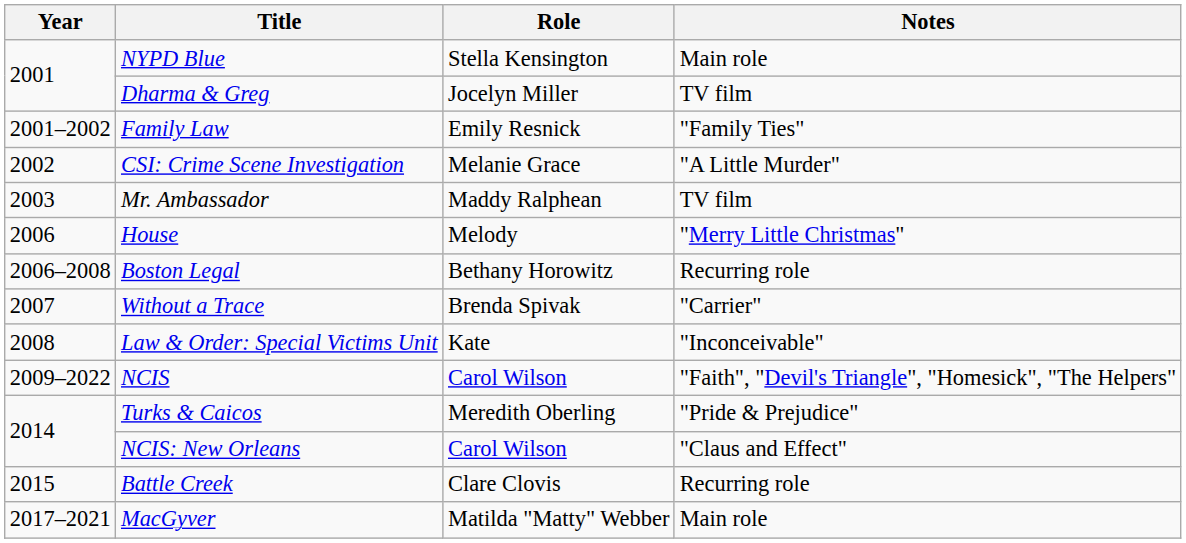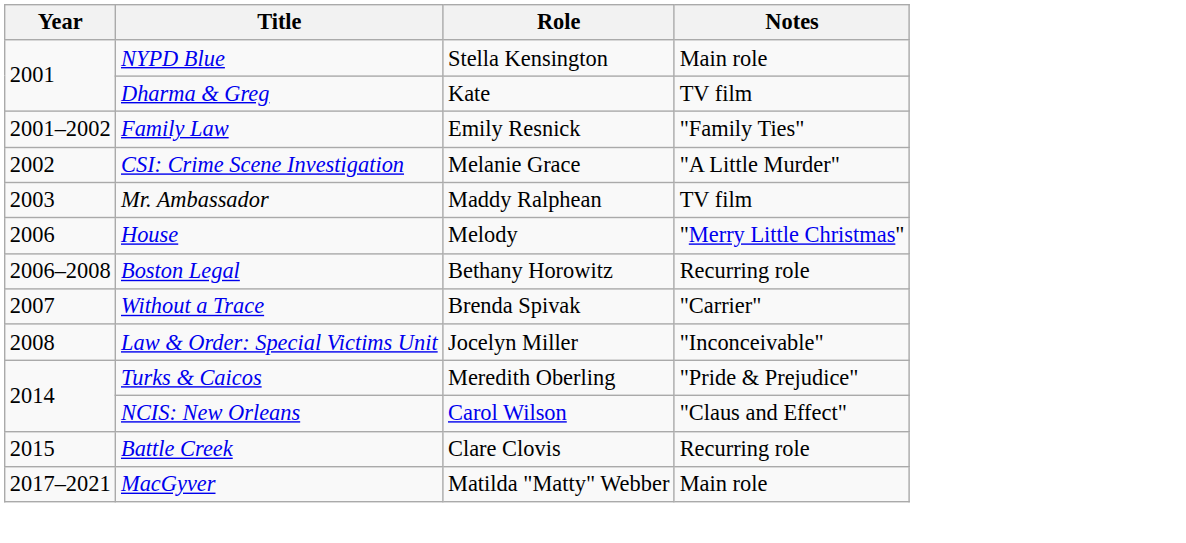(513, 93) Jocelyn Miller -> (469, 93) Kate
(469, 341) Kate -> (513, 341) Jocelyn Miller
- row: (145, 377)
